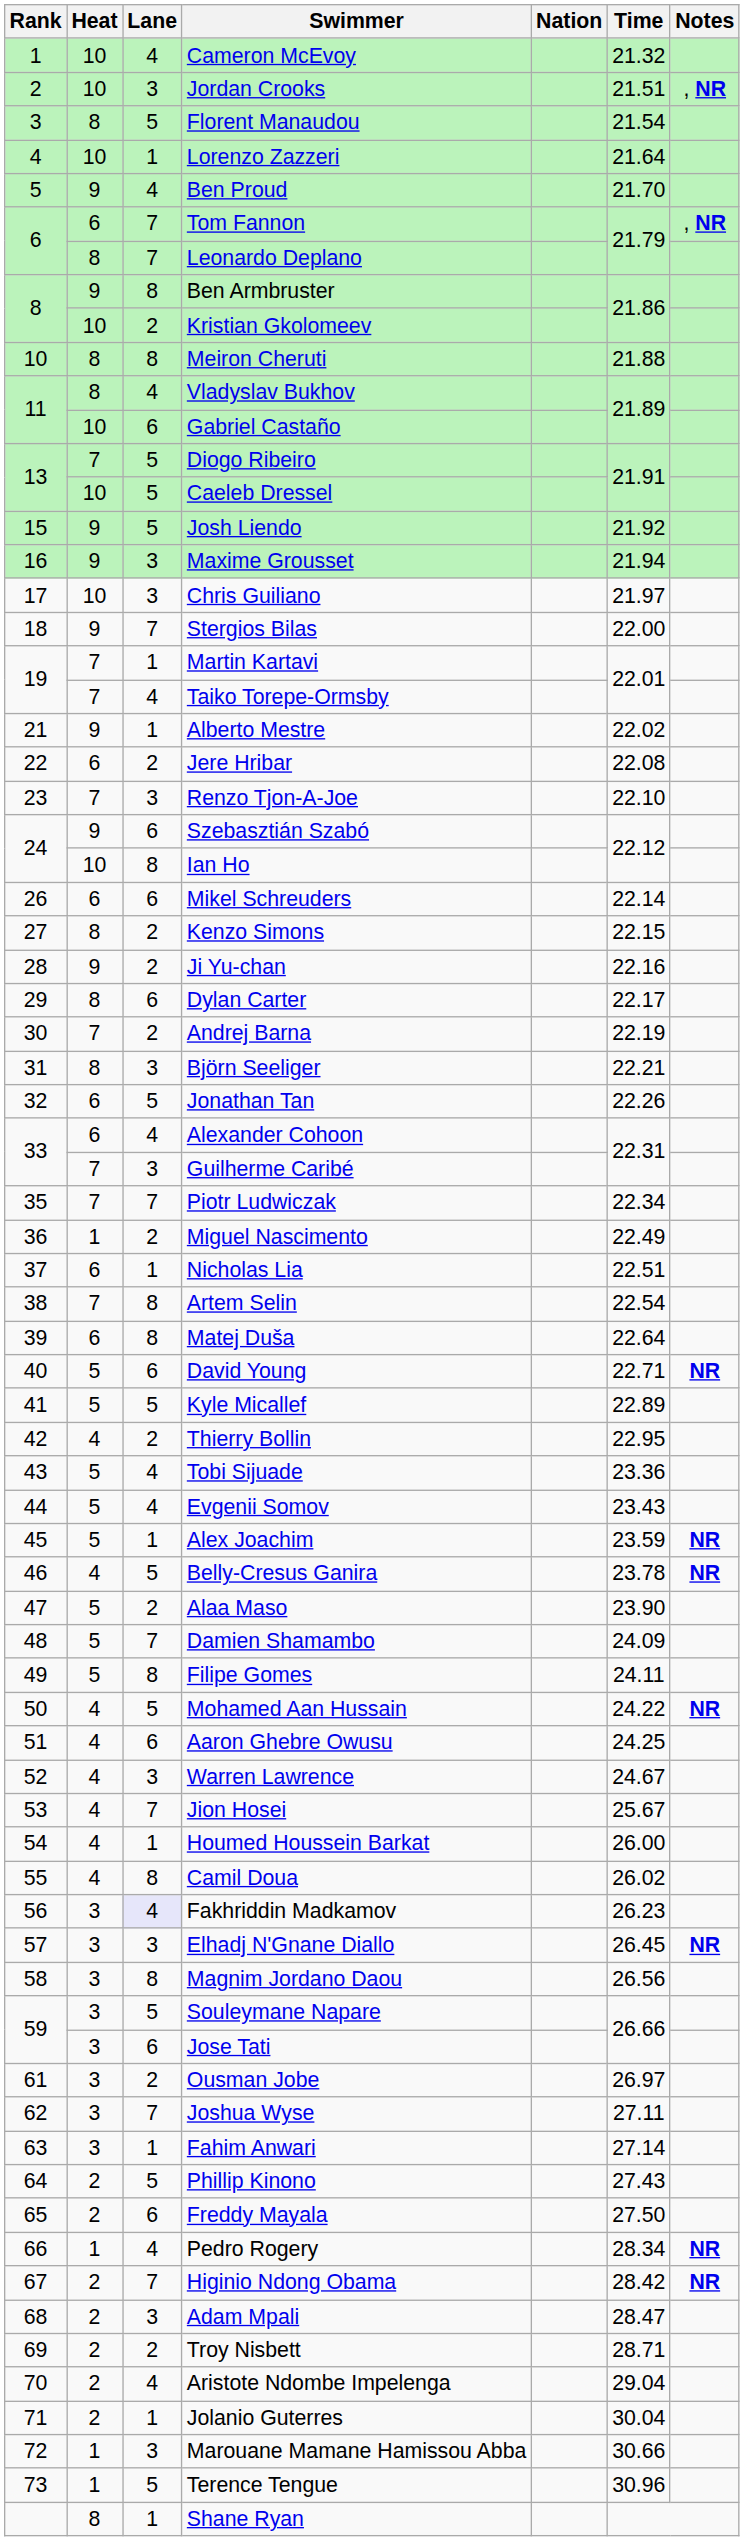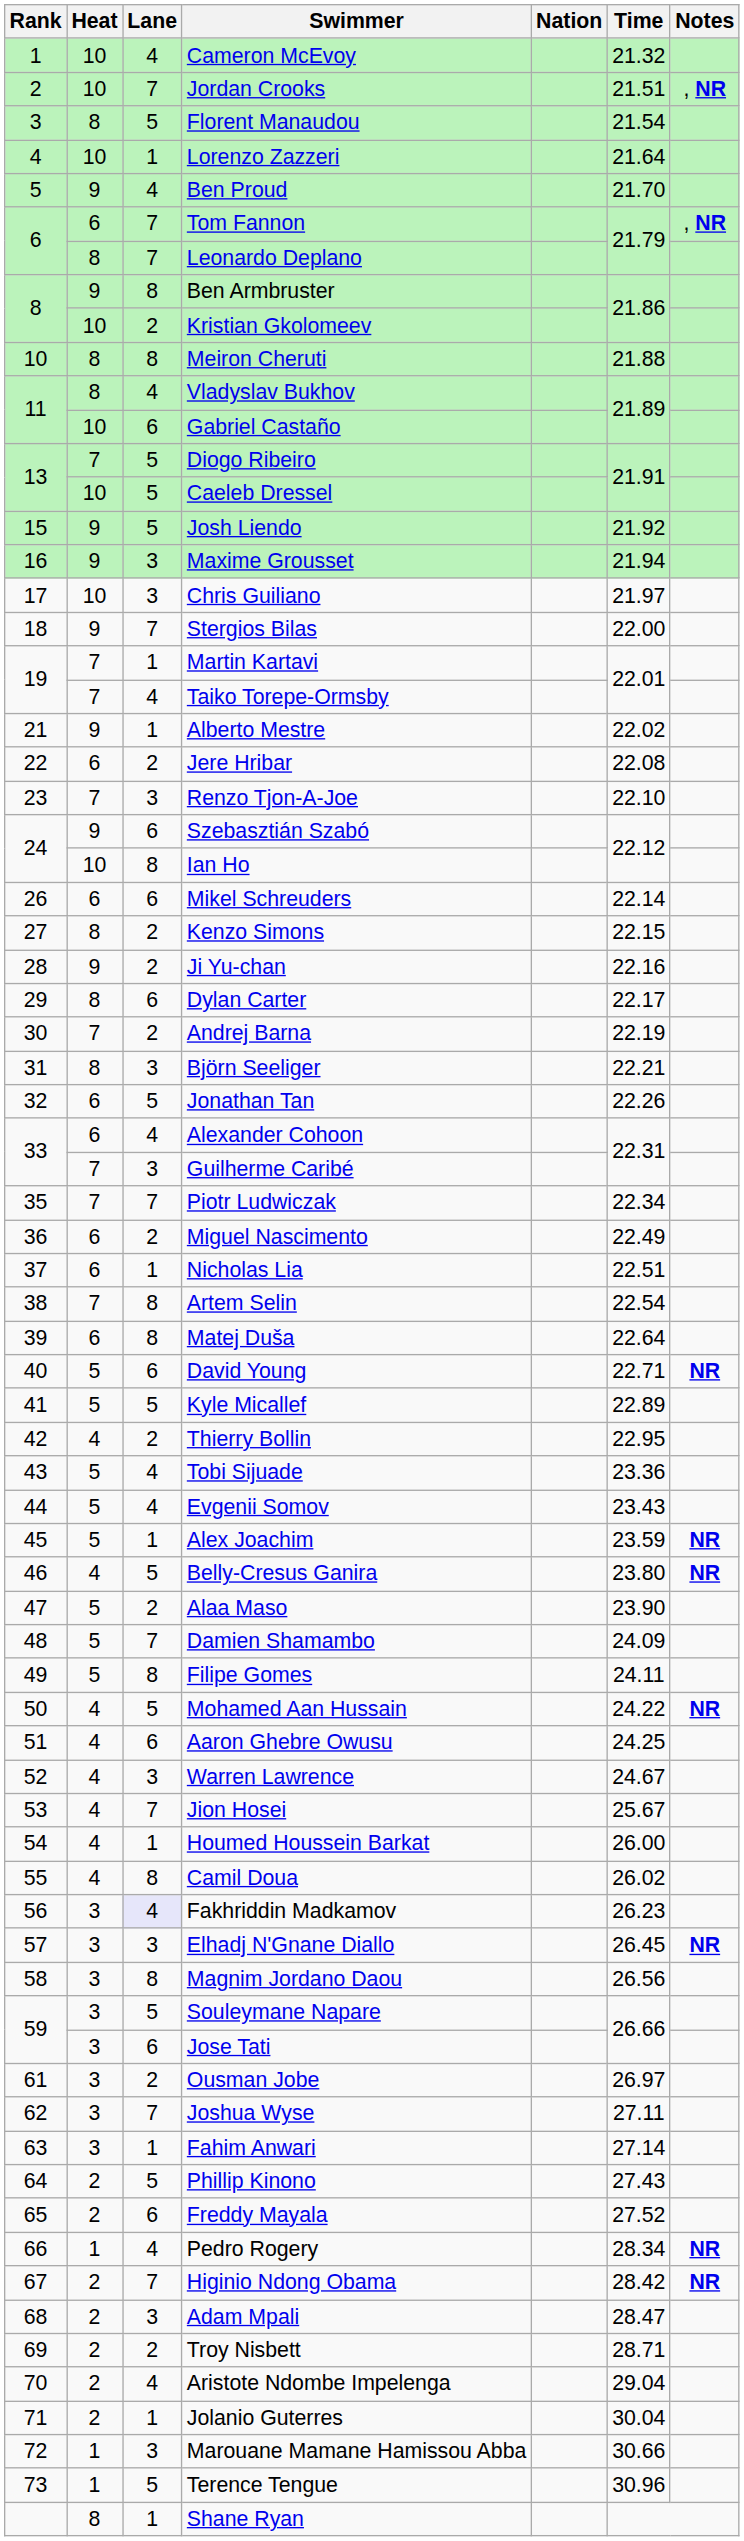(152, 88) 3 -> (152, 88) 7
(94, 1236) 1 -> (94, 1236) 6
(639, 1573) 23.78 -> (639, 1573) 23.80
(639, 2215) 27.50 -> (639, 2215) 27.52
